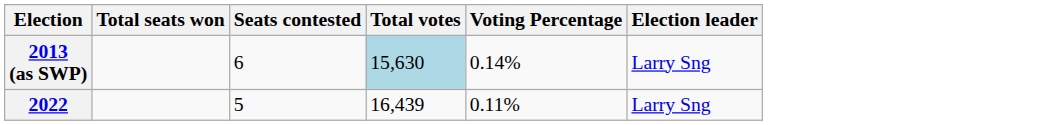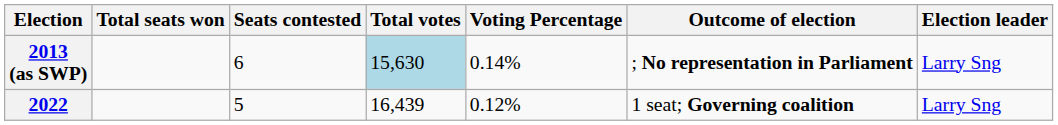+ column: (772, 20)
(495, 104) 0.11% -> (495, 104) 0.12%
